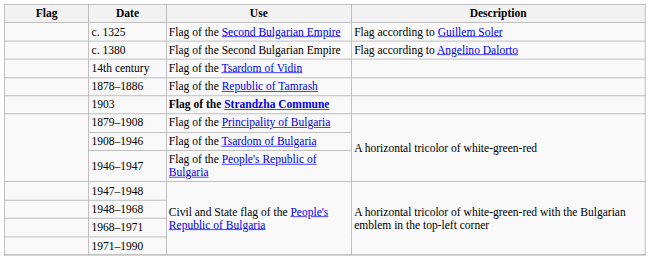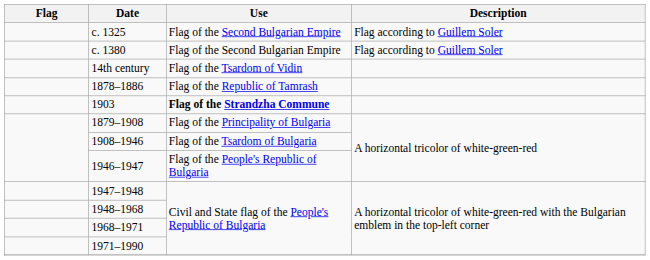(436, 50) Flag according to Angelino Dalorto -> (428, 50) Flag according to Guillem Soler
